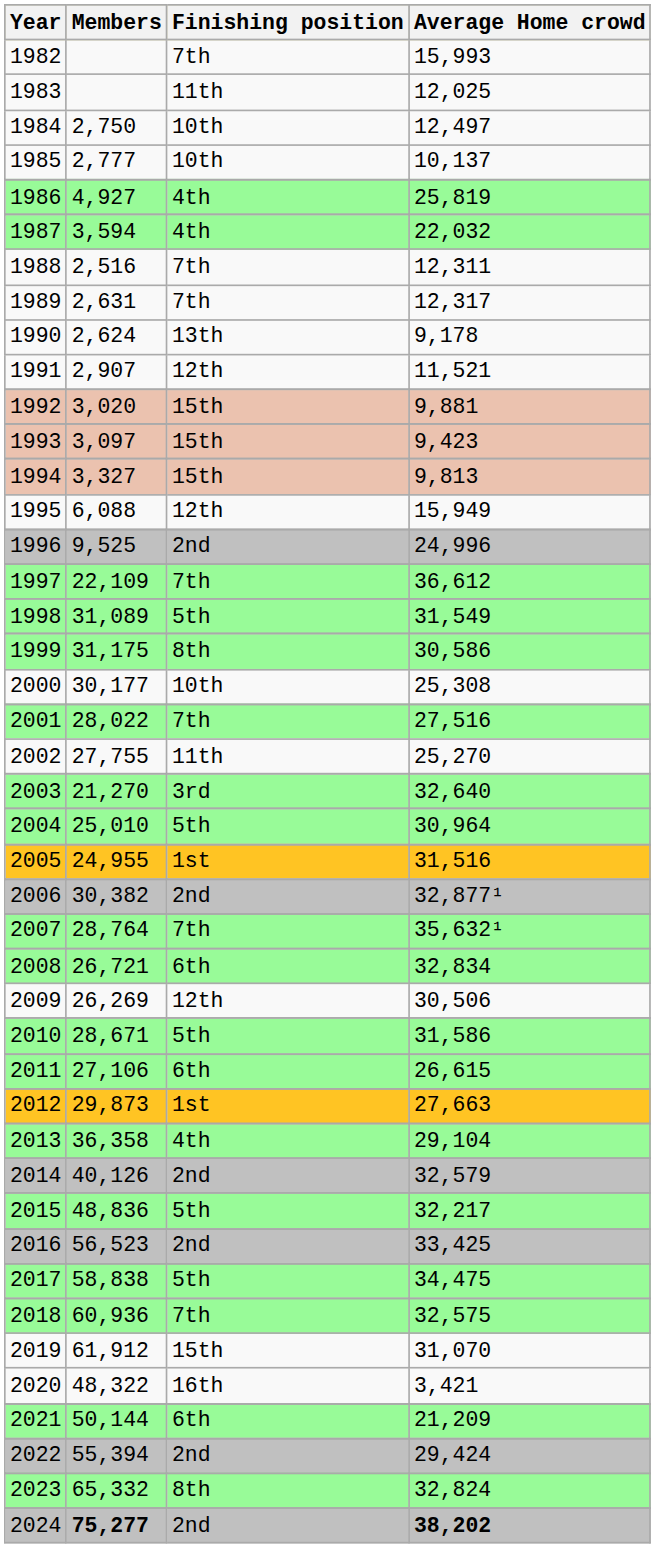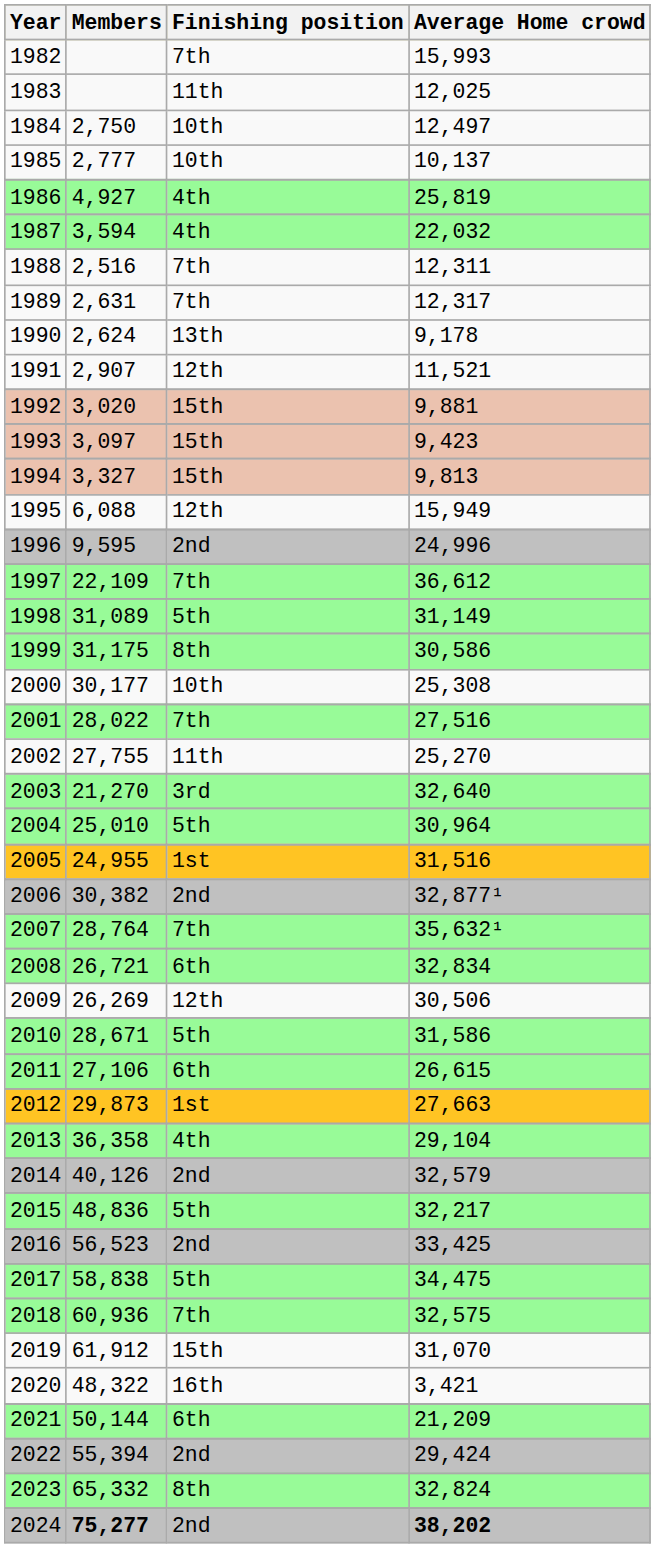(104, 547) 9,525 -> (104, 547) 9,595
(453, 617) 31,549 -> (453, 617) 31,149
